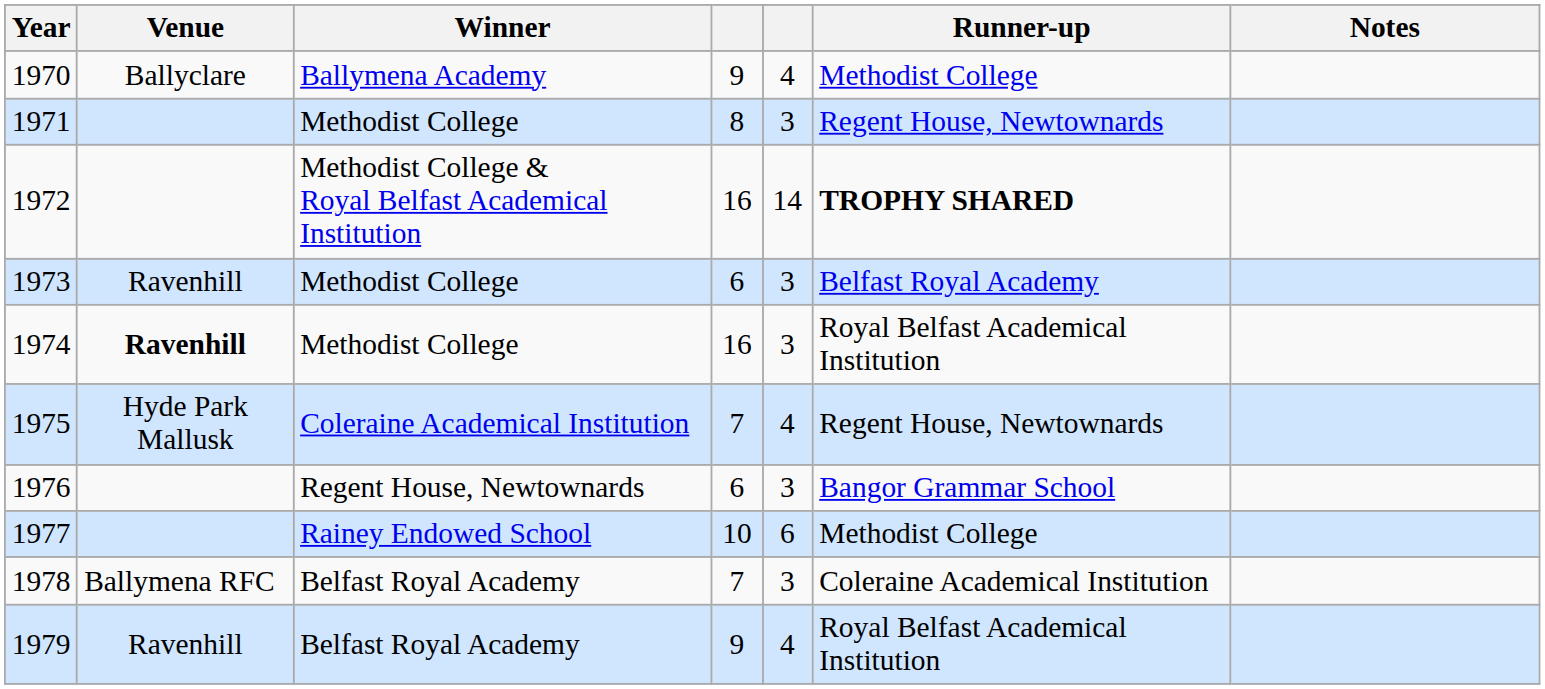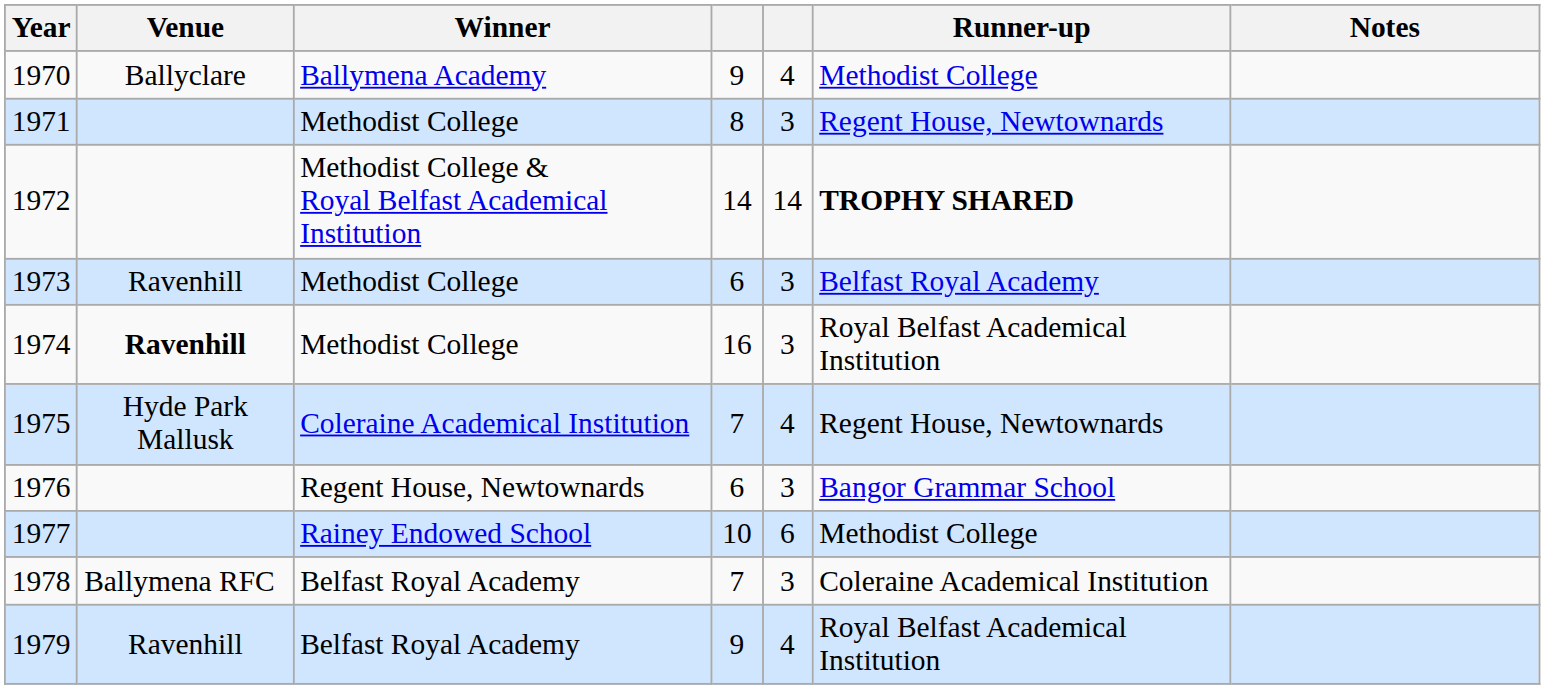(737, 201) 16 -> (737, 201) 14
